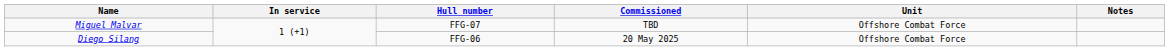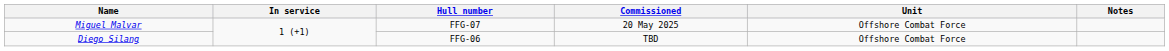(651, 25) TBD -> (651, 25) 20 May 2025
(651, 39) 20 May 2025 -> (651, 39) TBD
